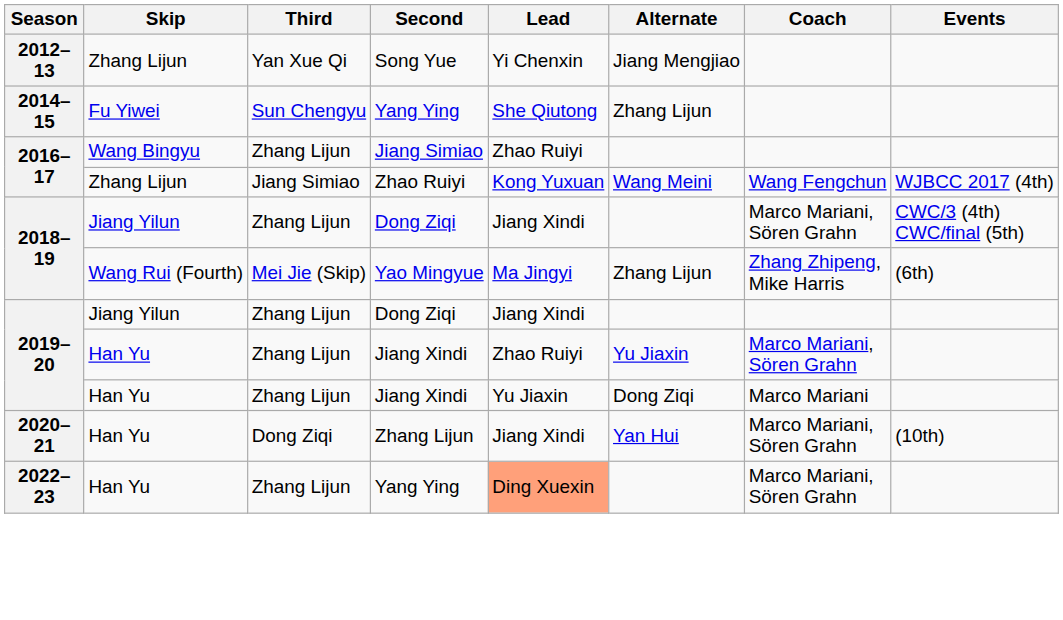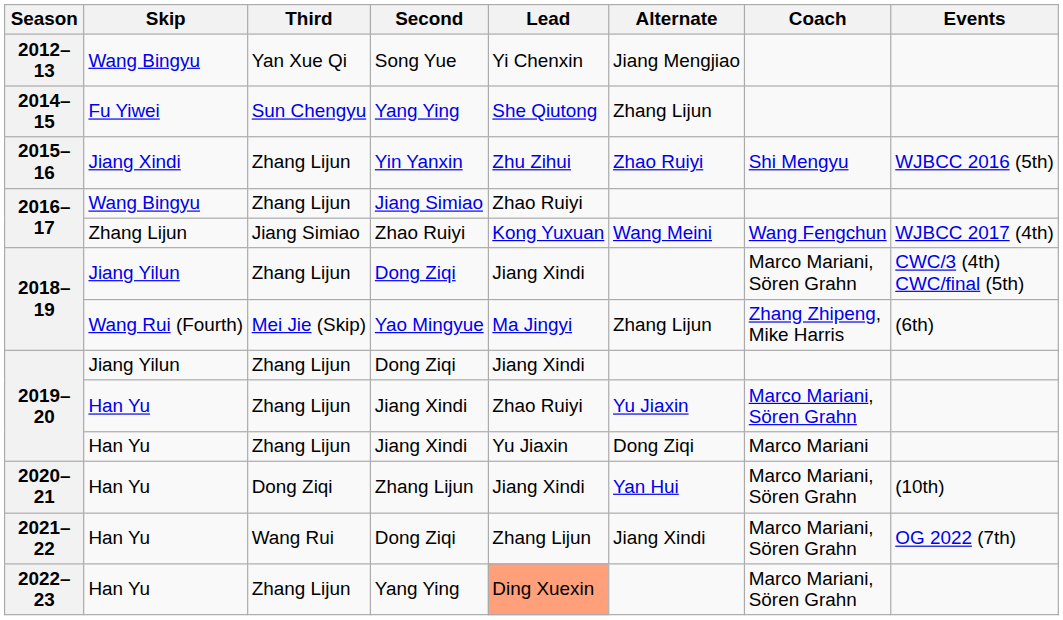(138, 60) Zhang Lijun -> (144, 60) Wang Bingyu
+ row: (44, 162)
+ row: (44, 538)
